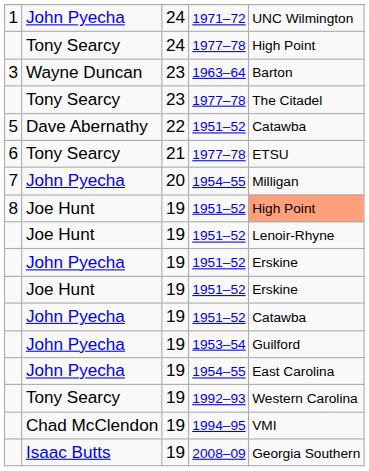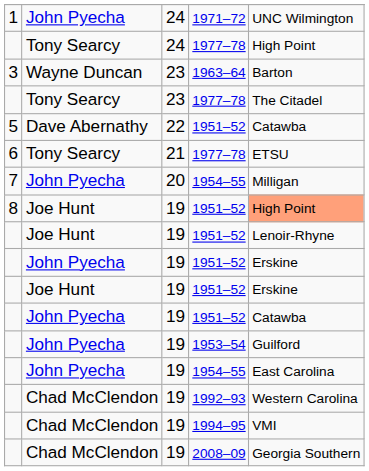(73, 398) Tony Searcy -> (92, 398) Chad McClendon
(68, 452) Isaac Butts -> (92, 452) Chad McClendon
